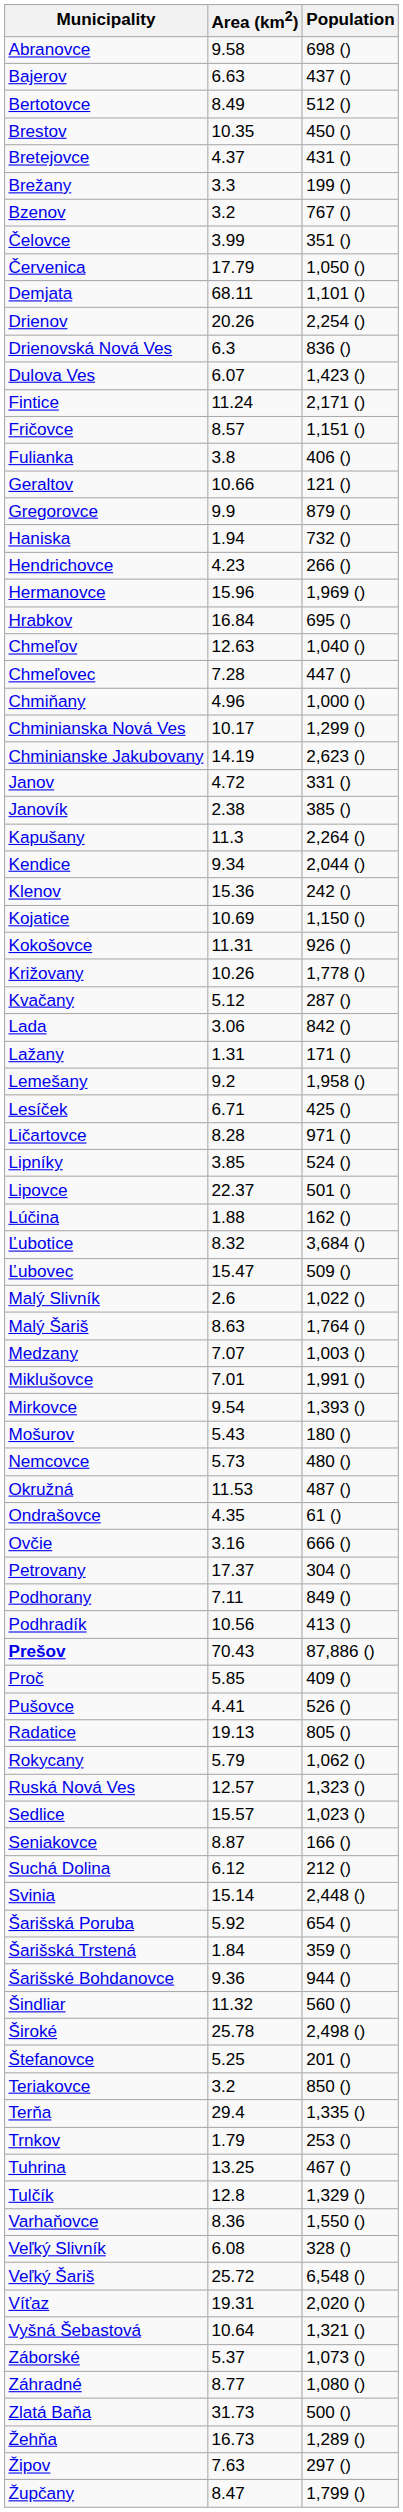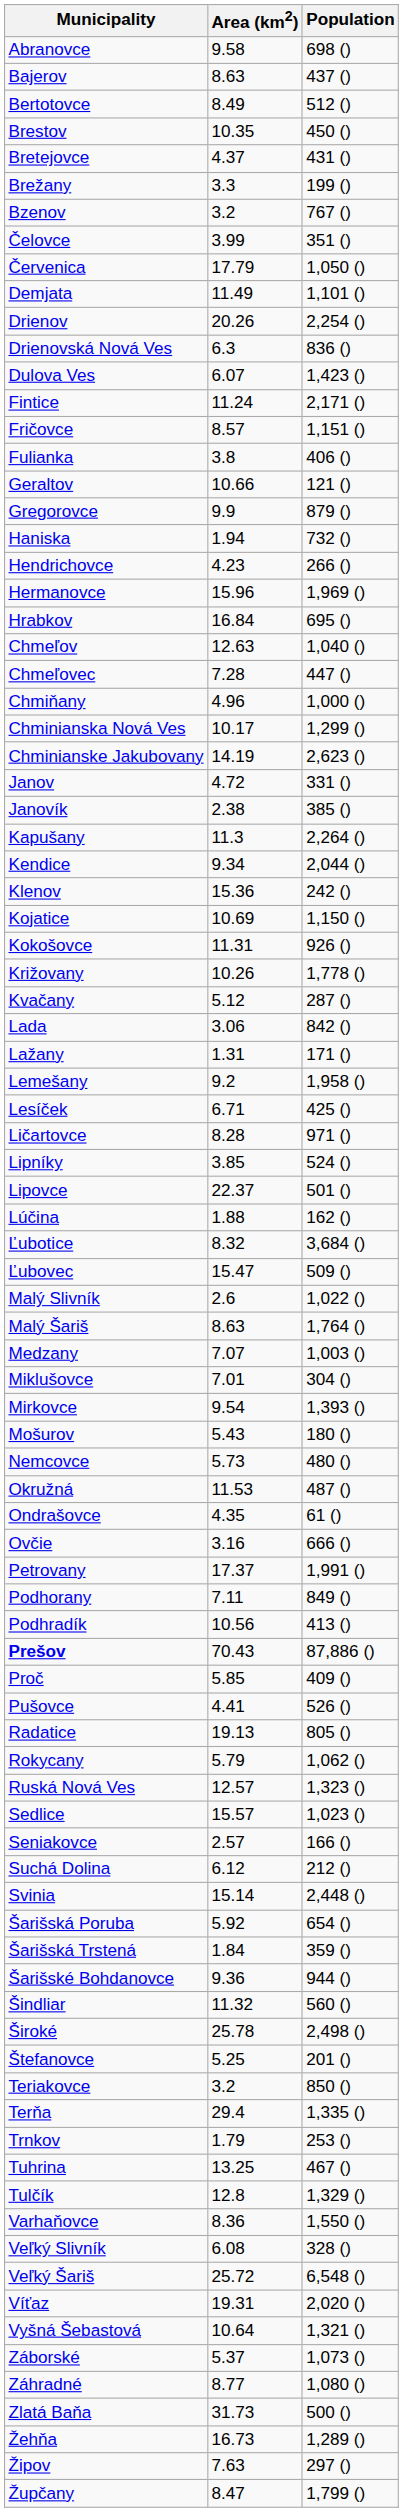(228, 77) 6.63 -> (228, 77) 8.63
(232, 294) 68.11 -> (232, 294) 11.49
(336, 1380) 1,991 () -> (329, 1380) 304 ()
(329, 1570) 304 () -> (336, 1570) 1,991 ()
(228, 1841) 8.87 -> (228, 1841) 2.57
